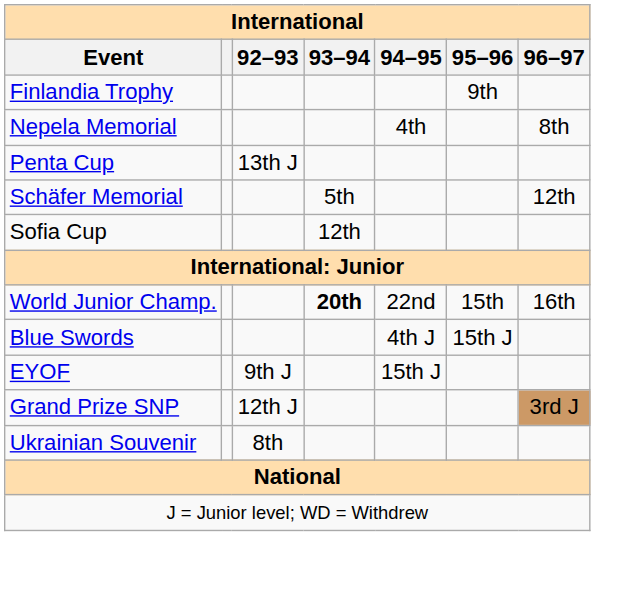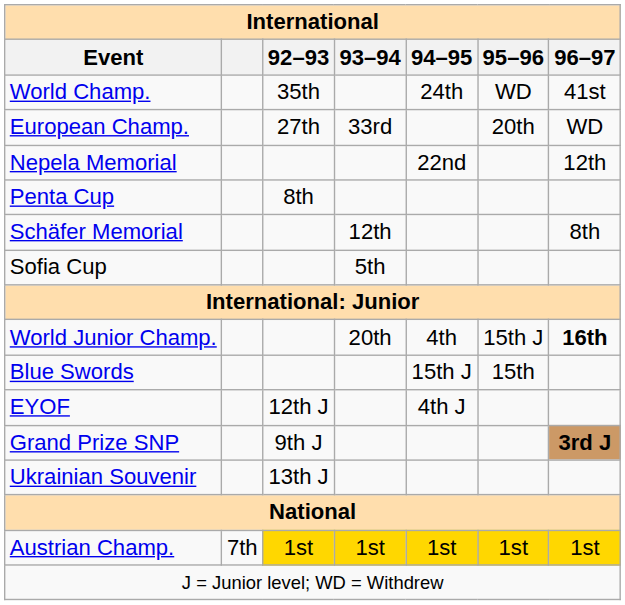+ row: (80, 92)
+ row: (99, 127)
- row: (91, 92)
(411, 127) 4th -> (442, 162) 22nd
(554, 127) 8th -> (585, 162) 12th
(268, 162) 13th J -> (299, 197) 8th
(339, 197) 5th -> (370, 232) 12th
(554, 197) 12th -> (585, 232) 8th
(339, 232) 12th -> (370, 267) 5th
(339, 302) bold -> (370, 337) normal
(411, 302) 22nd -> (442, 337) 4th
(483, 302) 15th -> (513, 337) 15th J
(554, 302) normal -> (585, 337) bold
(411, 337) 4th J -> (442, 372) 15th J
(483, 337) 15th J -> (513, 372) 15th
(268, 372) 9th J -> (299, 407) 12th J
(411, 372) 15th J -> (442, 407) 4th J
(268, 407) 12th J -> (299, 442) 9th J
(554, 407) normal -> (585, 442) bold
(268, 442) 8th -> (299, 477) 13th J
+ row: (92, 547)
